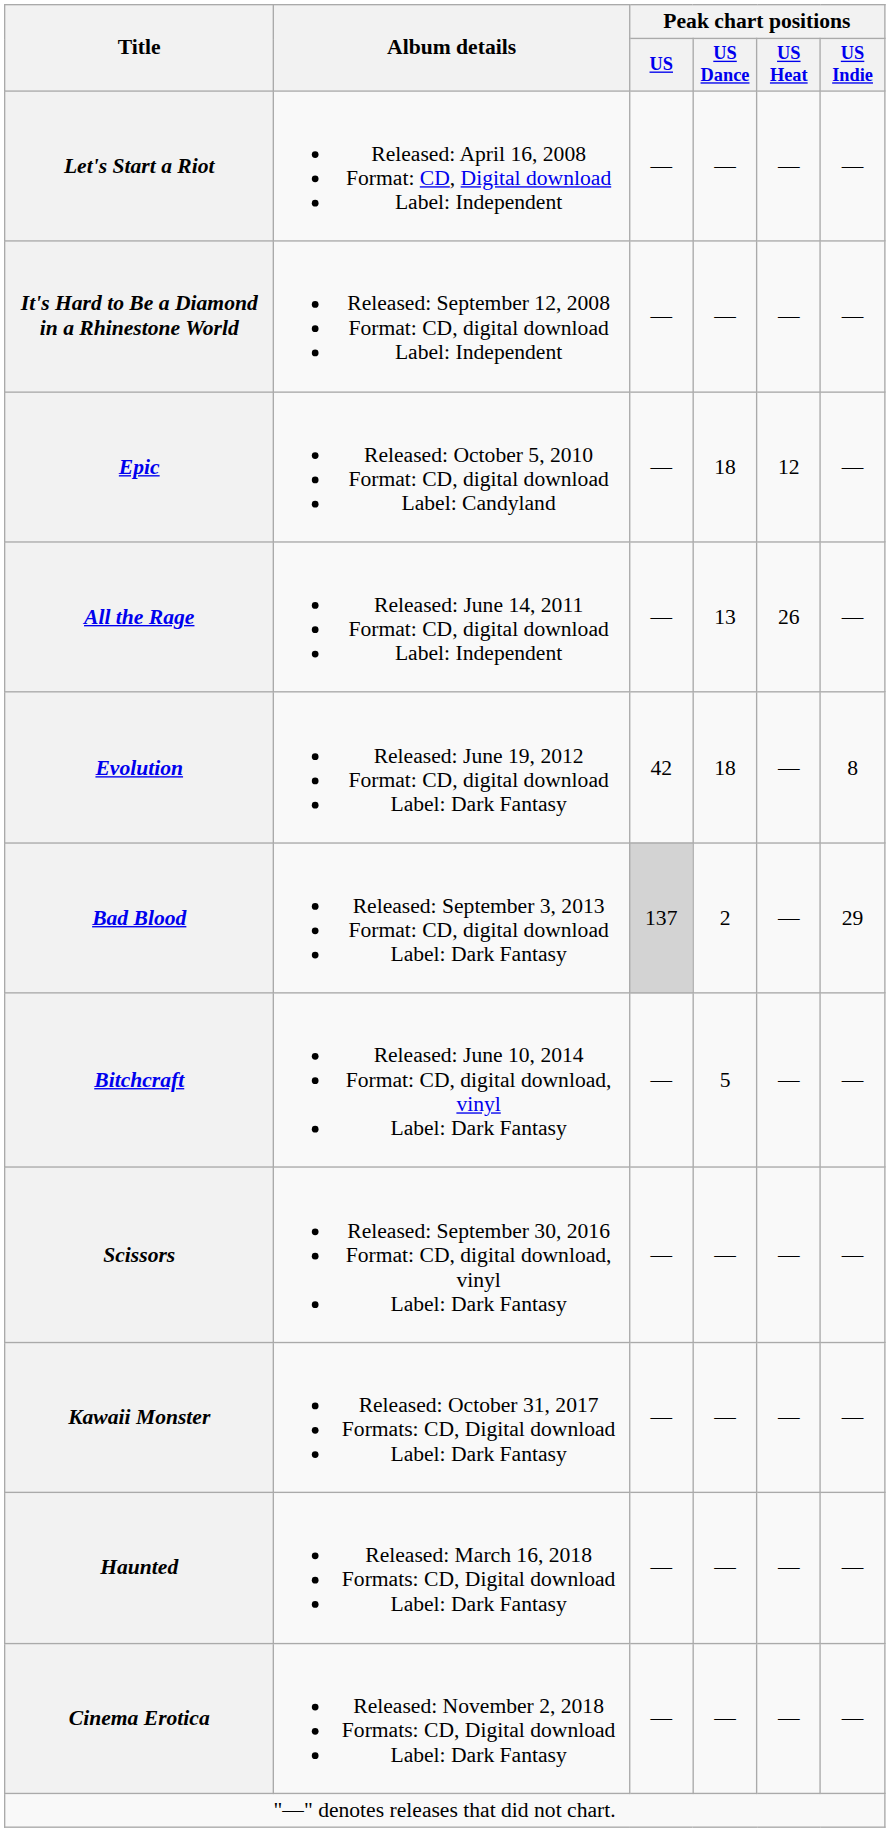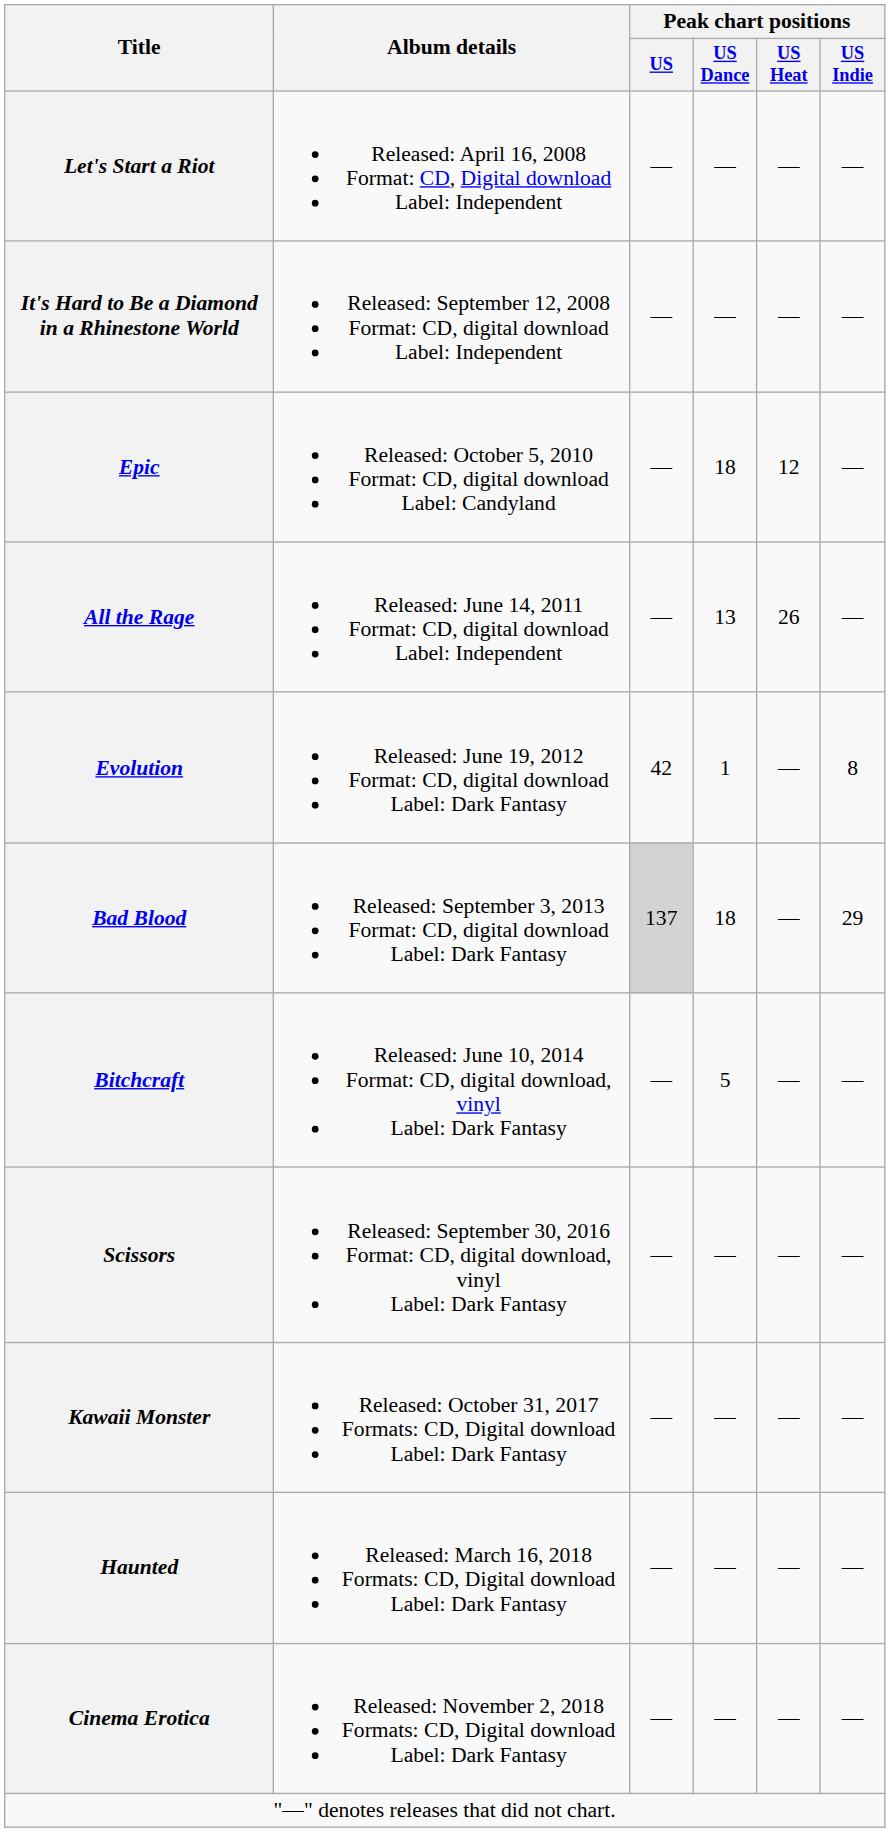(725, 767) 18 -> (725, 767) 1
(725, 917) 2 -> (725, 917) 18
